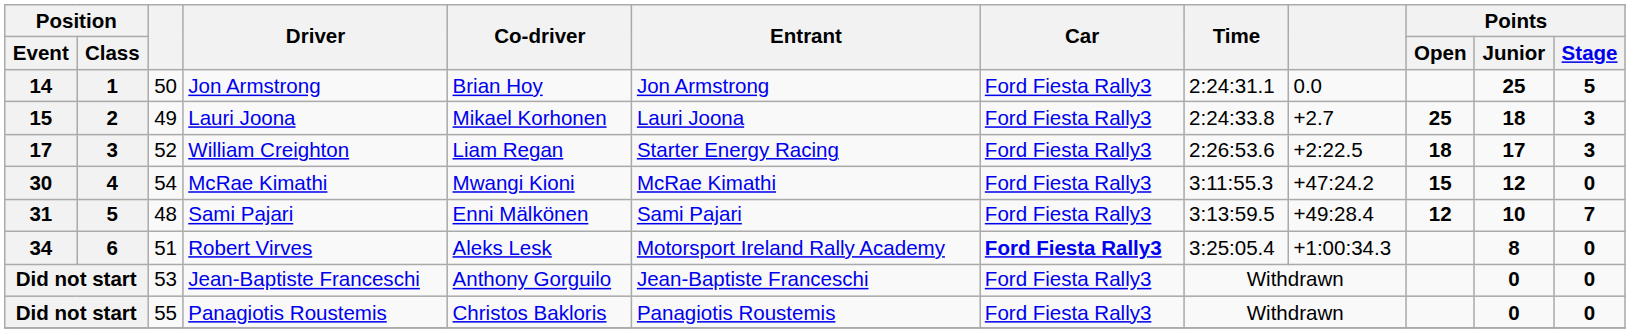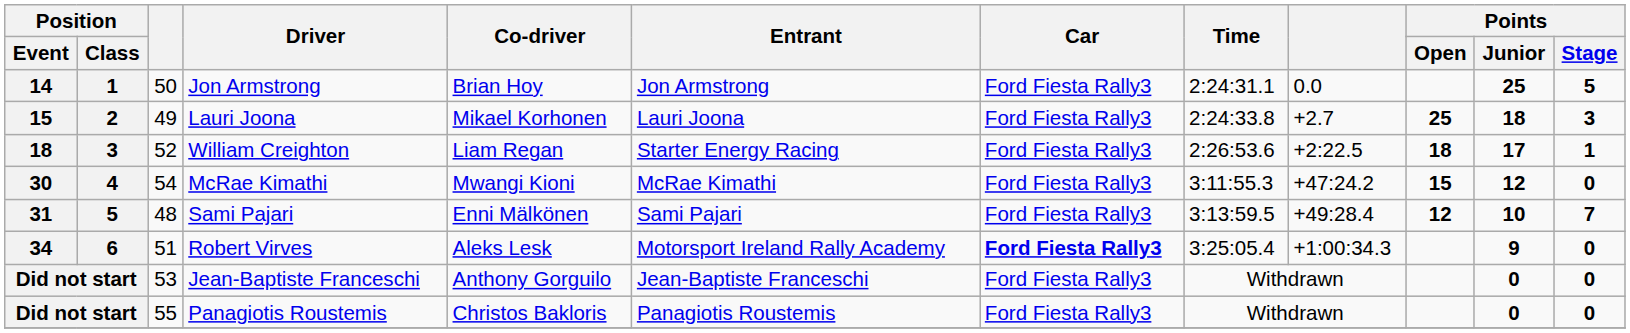(41, 150) 17 -> (41, 150) 18
(1590, 150) 3 -> (1590, 150) 1
(1514, 247) 8 -> (1514, 247) 9
